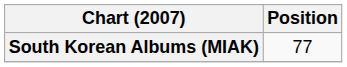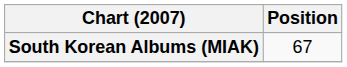(303, 47) 77 -> (303, 47) 67
